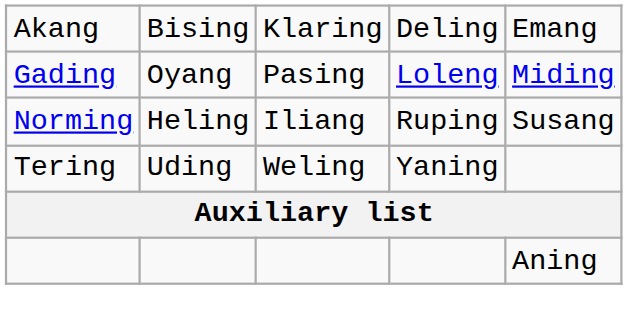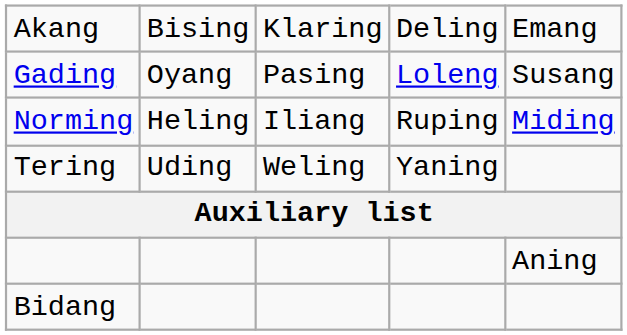(563, 75) Miding -> (563, 75) Susang
(563, 122) Susang -> (563, 122) Miding
+ row: (65, 307)
